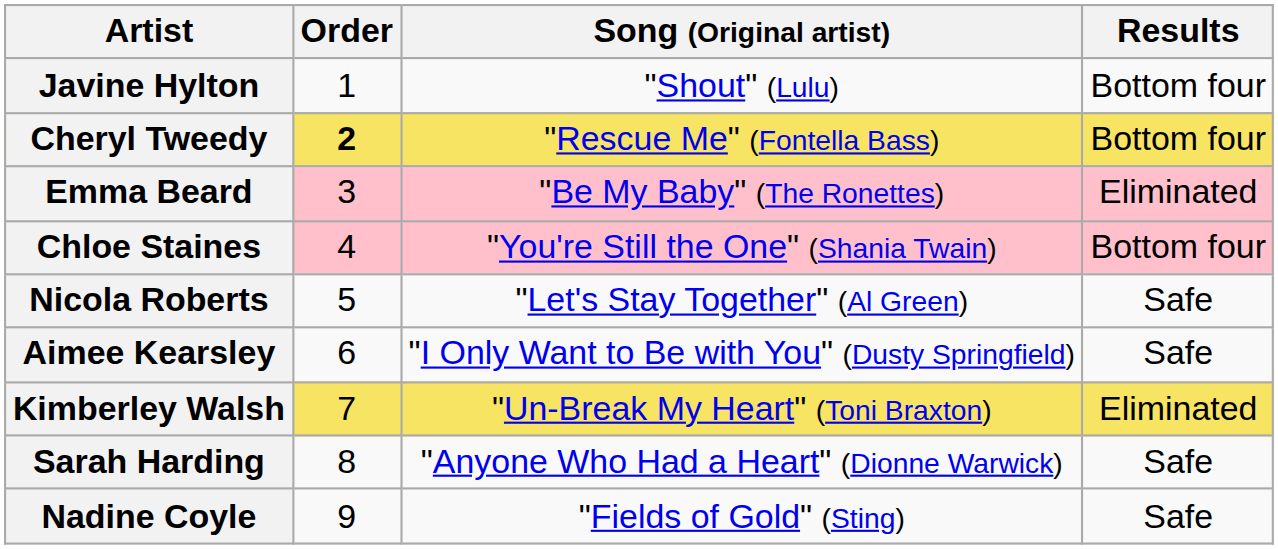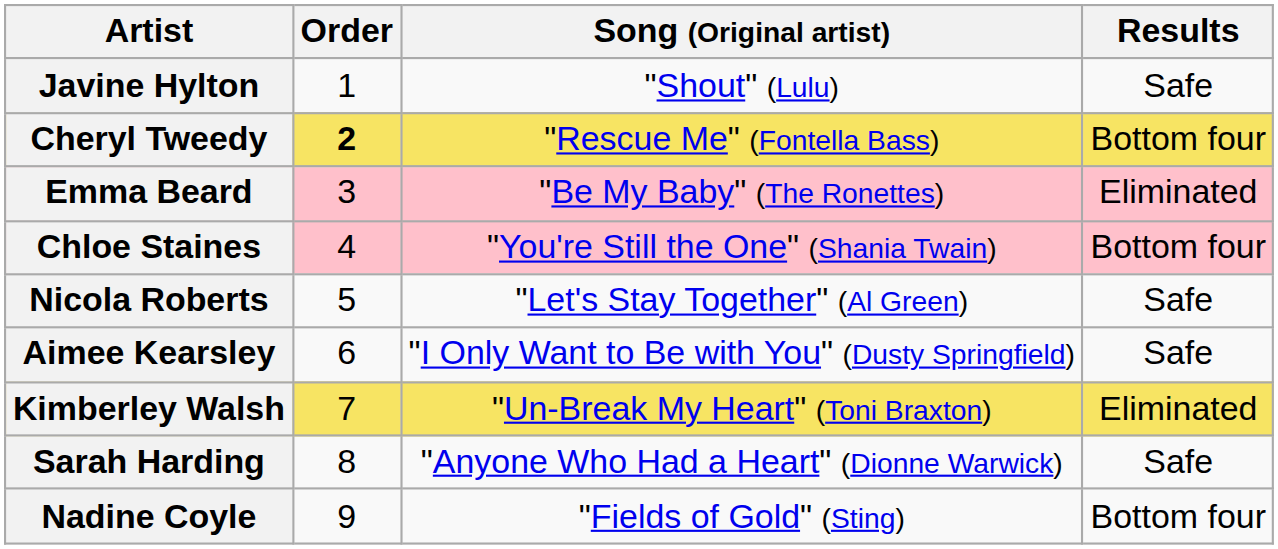(1178, 85) Bottom four -> (1178, 85) Safe
(1178, 515) Safe -> (1178, 515) Bottom four
